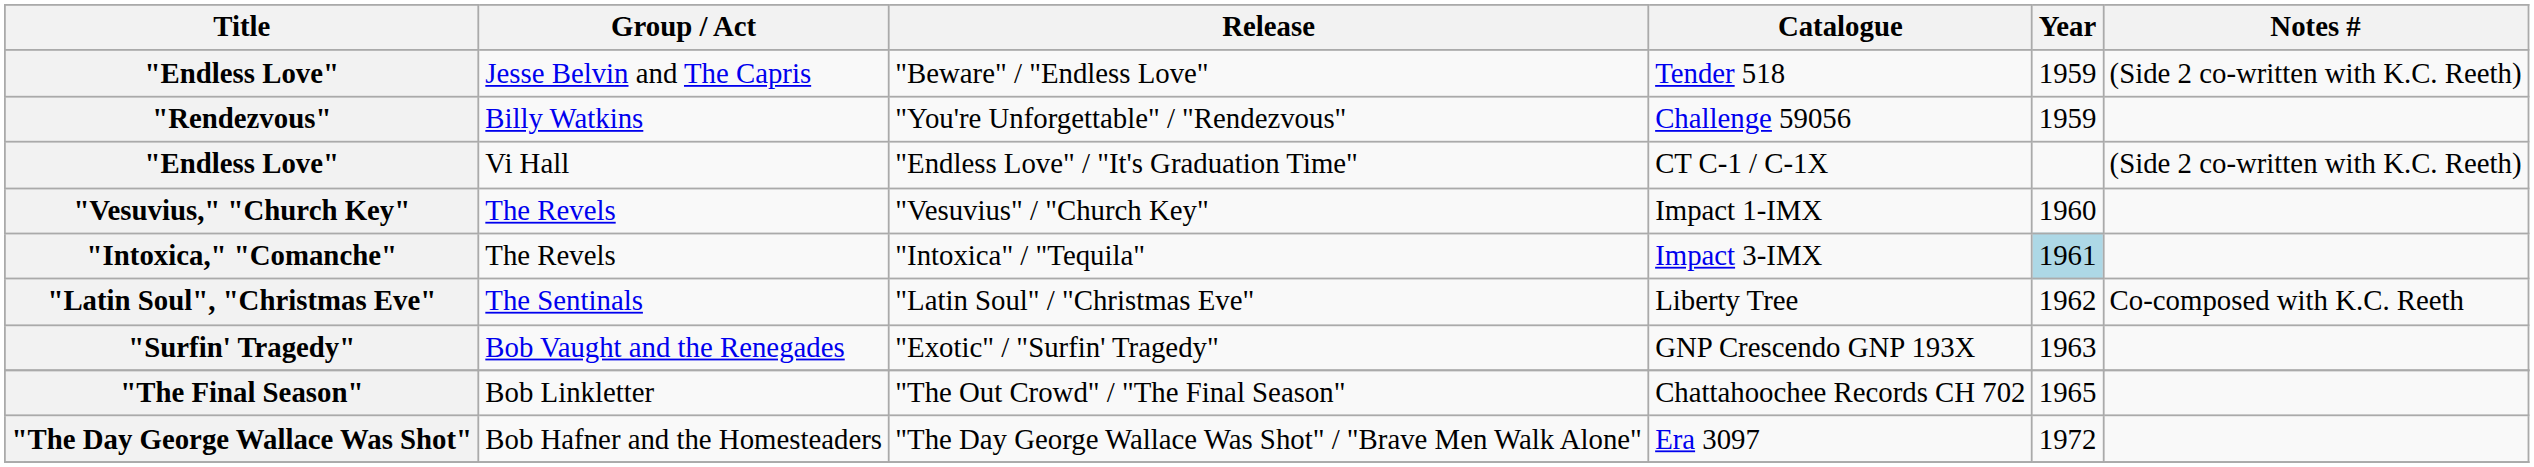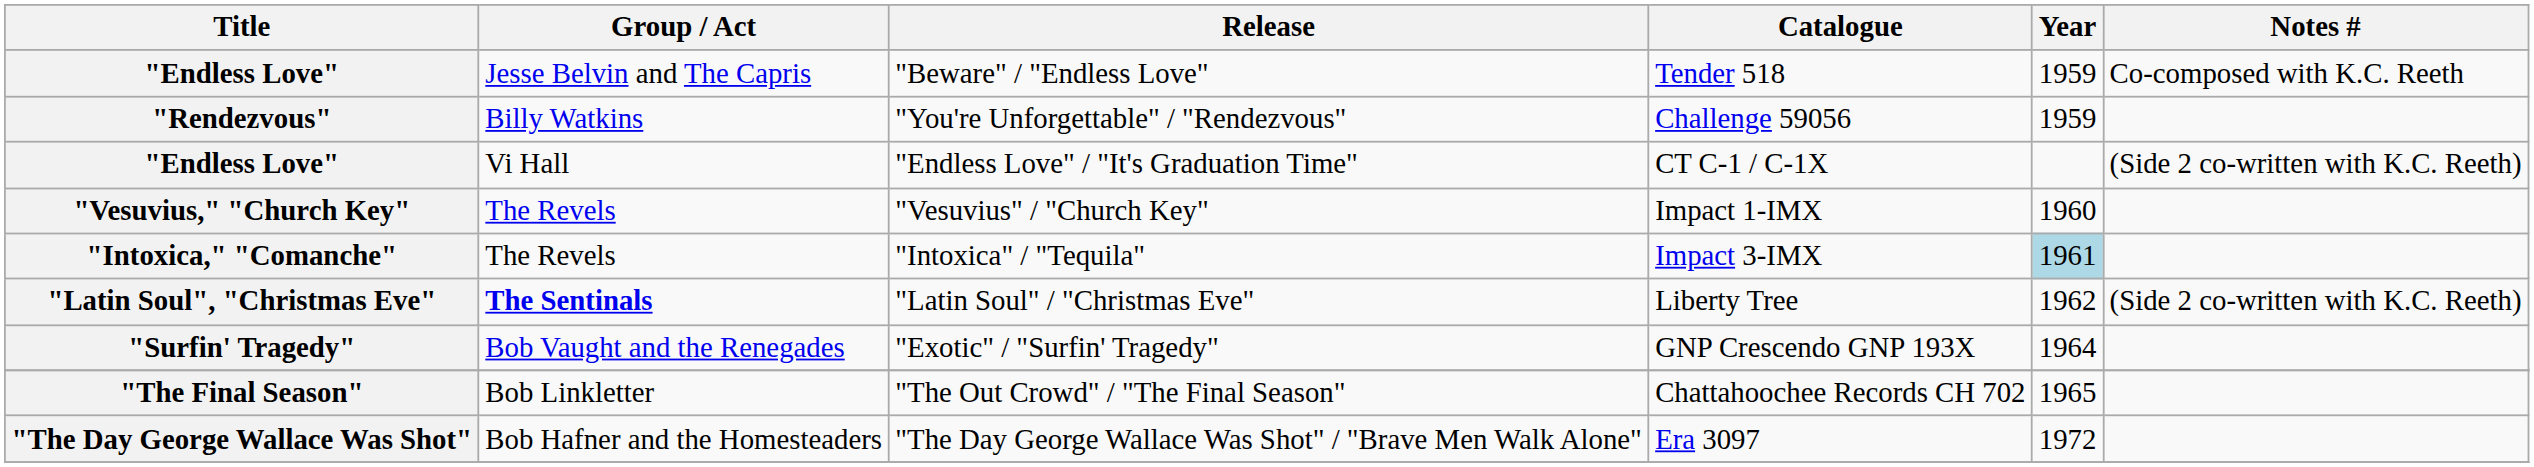(2316, 73) (Side 2 co-written with K.C. Reeth) -> (2287, 73) Co-composed with K.C. Reeth
(564, 301) normal -> (569, 301) bold
(2287, 301) Co-composed with K.C. Reeth -> (2316, 301) (Side 2 co-written with K.C. Reeth)
(2068, 347) 1963 -> (2068, 347) 1964
